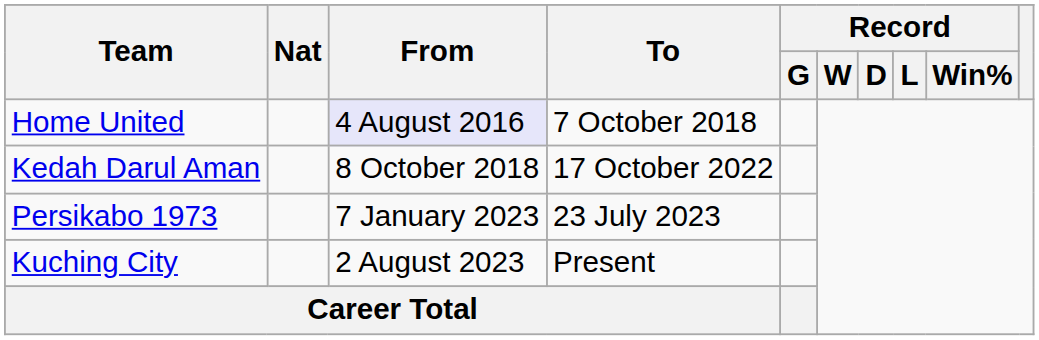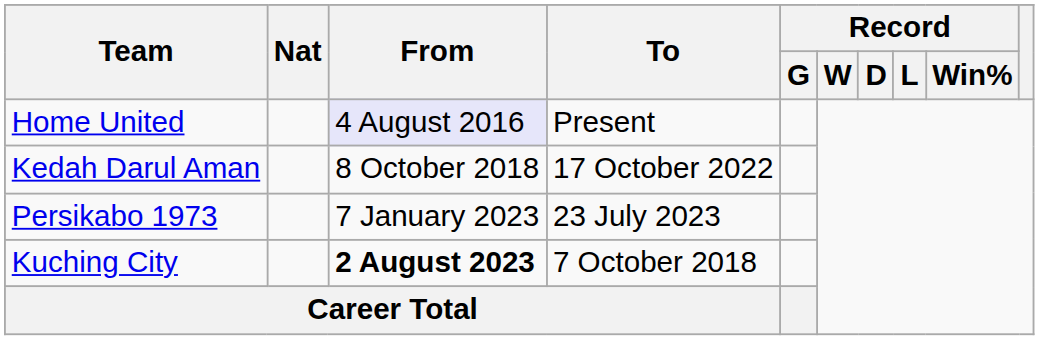(655, 121) 7 October 2018 -> (604, 121) Present
(430, 262) normal -> (435, 262) bold
(604, 262) Present -> (655, 262) 7 October 2018
